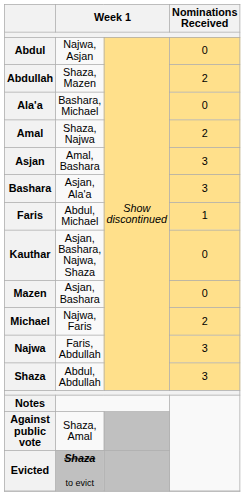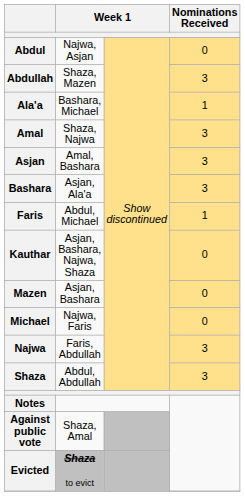(205, 78) 2 -> (205, 78) 3
(205, 106) 0 -> (205, 106) 1
(205, 133) 2 -> (205, 133) 3
(205, 321) 2 -> (205, 321) 0
